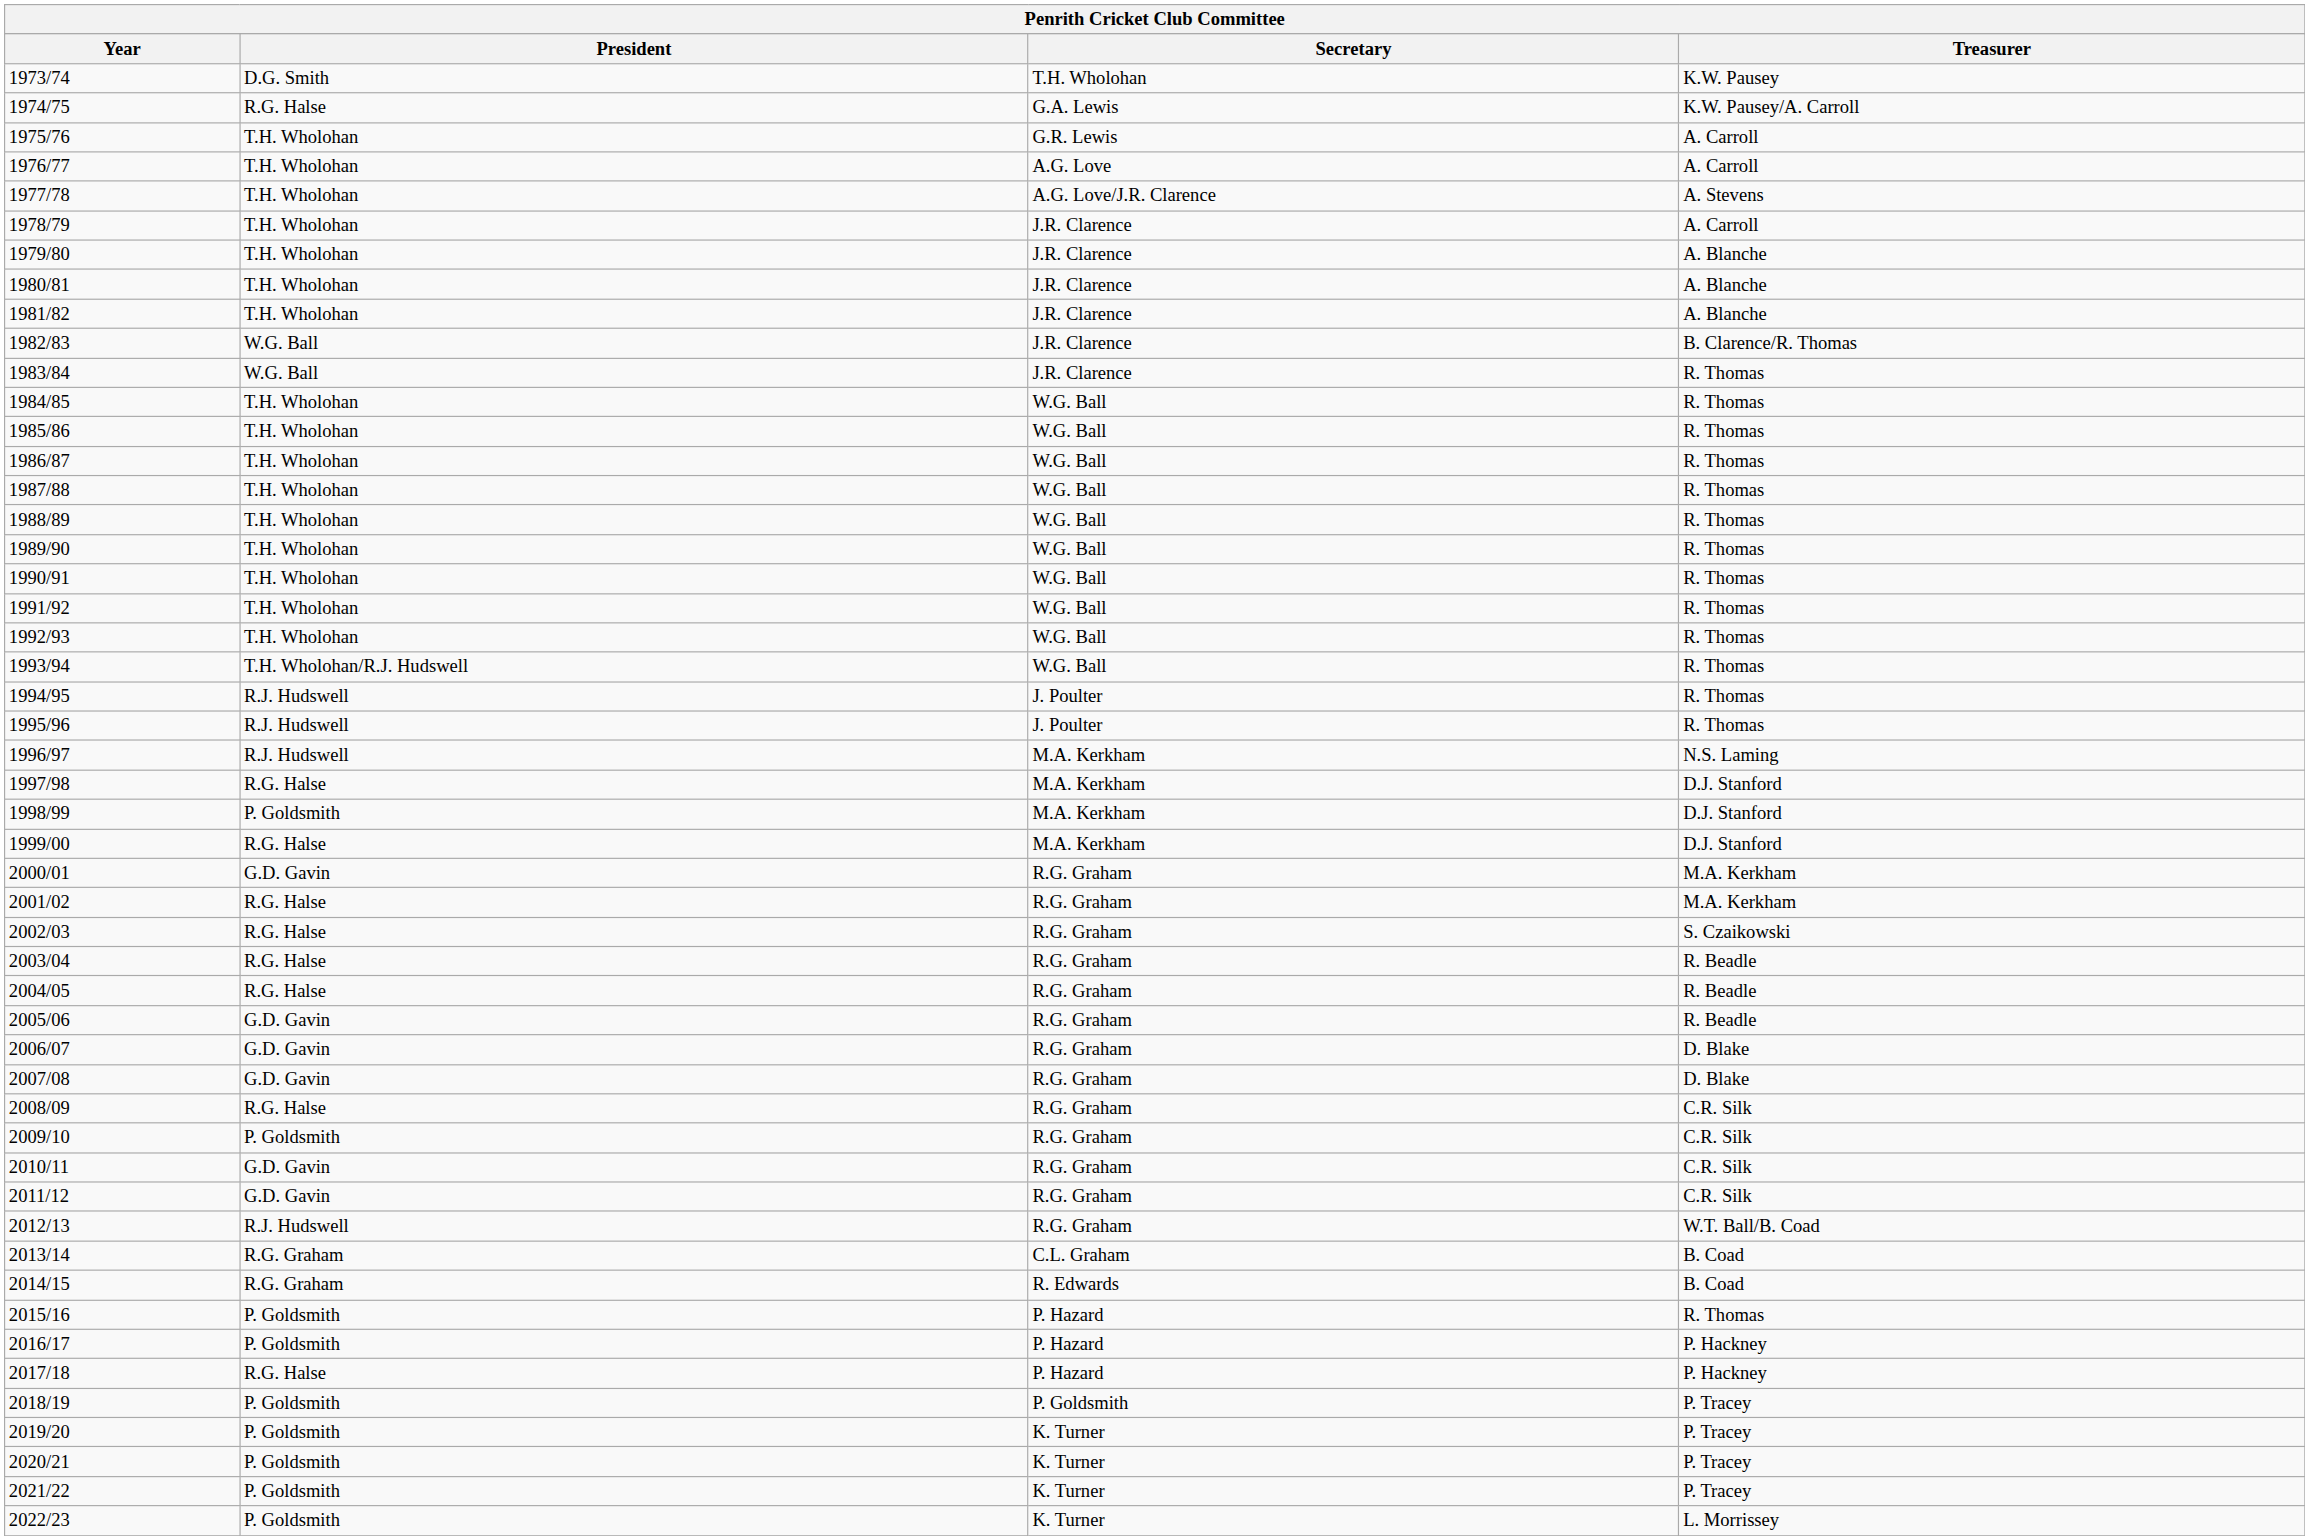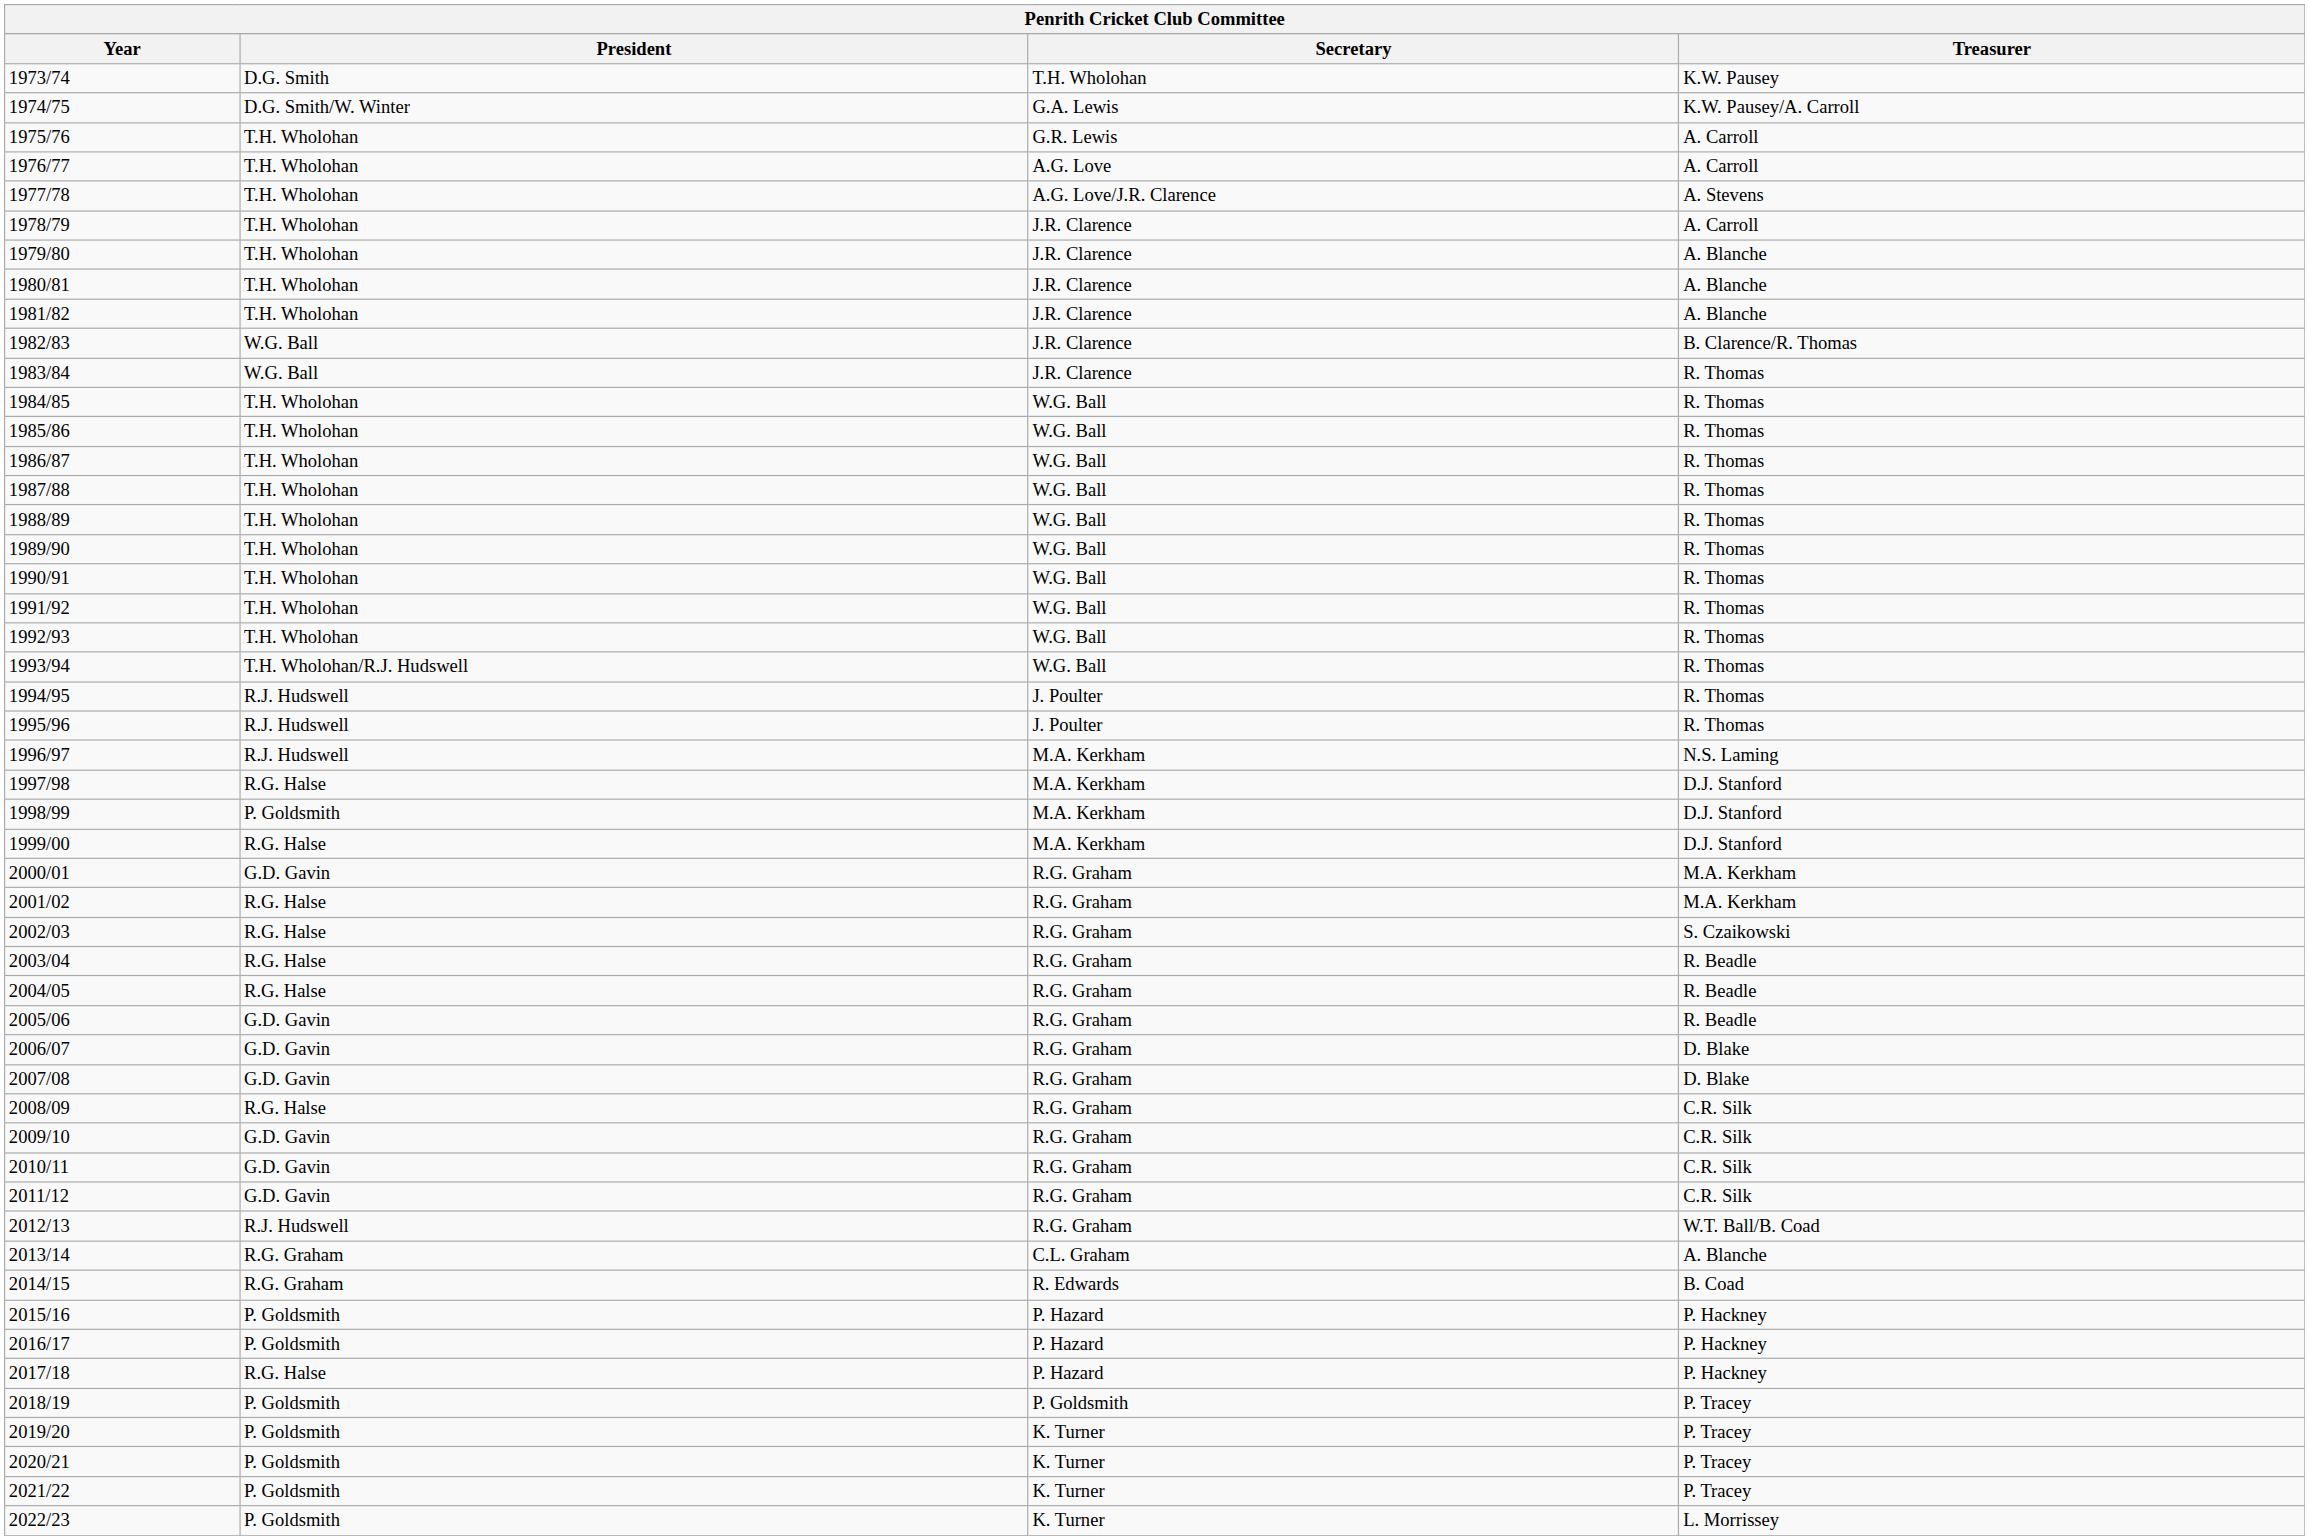(285, 107) R.G. Halse -> (327, 107) D.G. Smith/W. Winter
(292, 1137) P. Goldsmith -> (287, 1137) G.D. Gavin
(1714, 1255) B. Coad -> (1725, 1255) A. Blanche
(1724, 1314) R. Thomas -> (1725, 1314) P. Hackney
